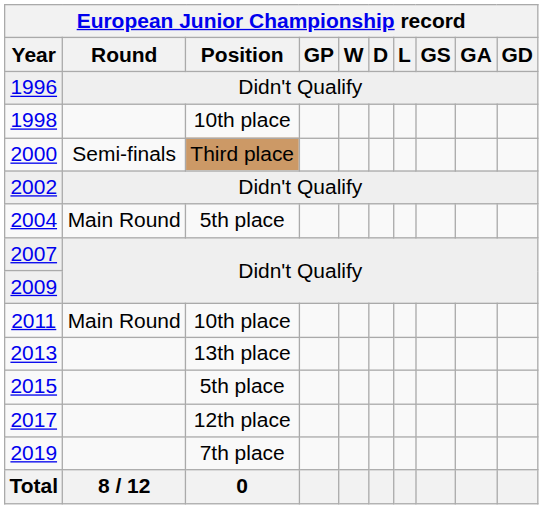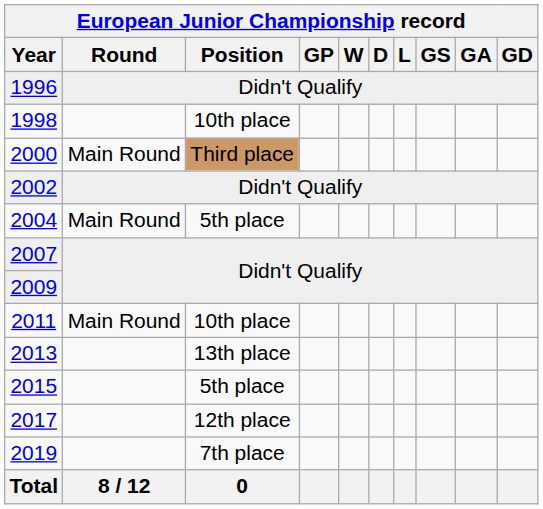(124, 154) Semi-finals -> (124, 154) Main Round
